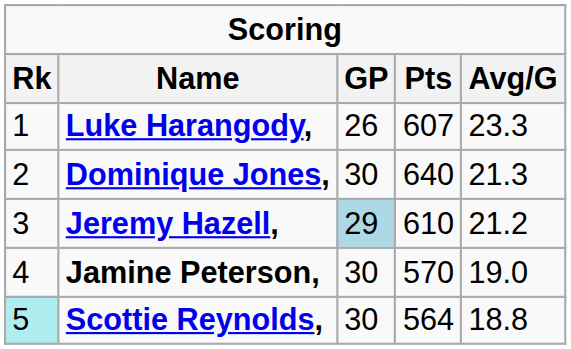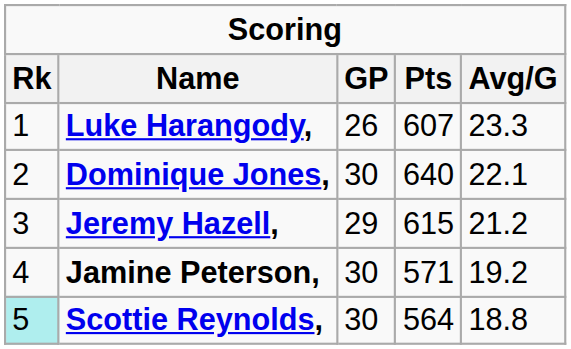(498, 175) 21.3 -> (498, 175) 22.1
(361, 224) lightblue background -> (361, 224) no background
(428, 224) 610 -> (428, 224) 615
(428, 272) 570 -> (428, 272) 571
(498, 272) 19.0 -> (498, 272) 19.2
